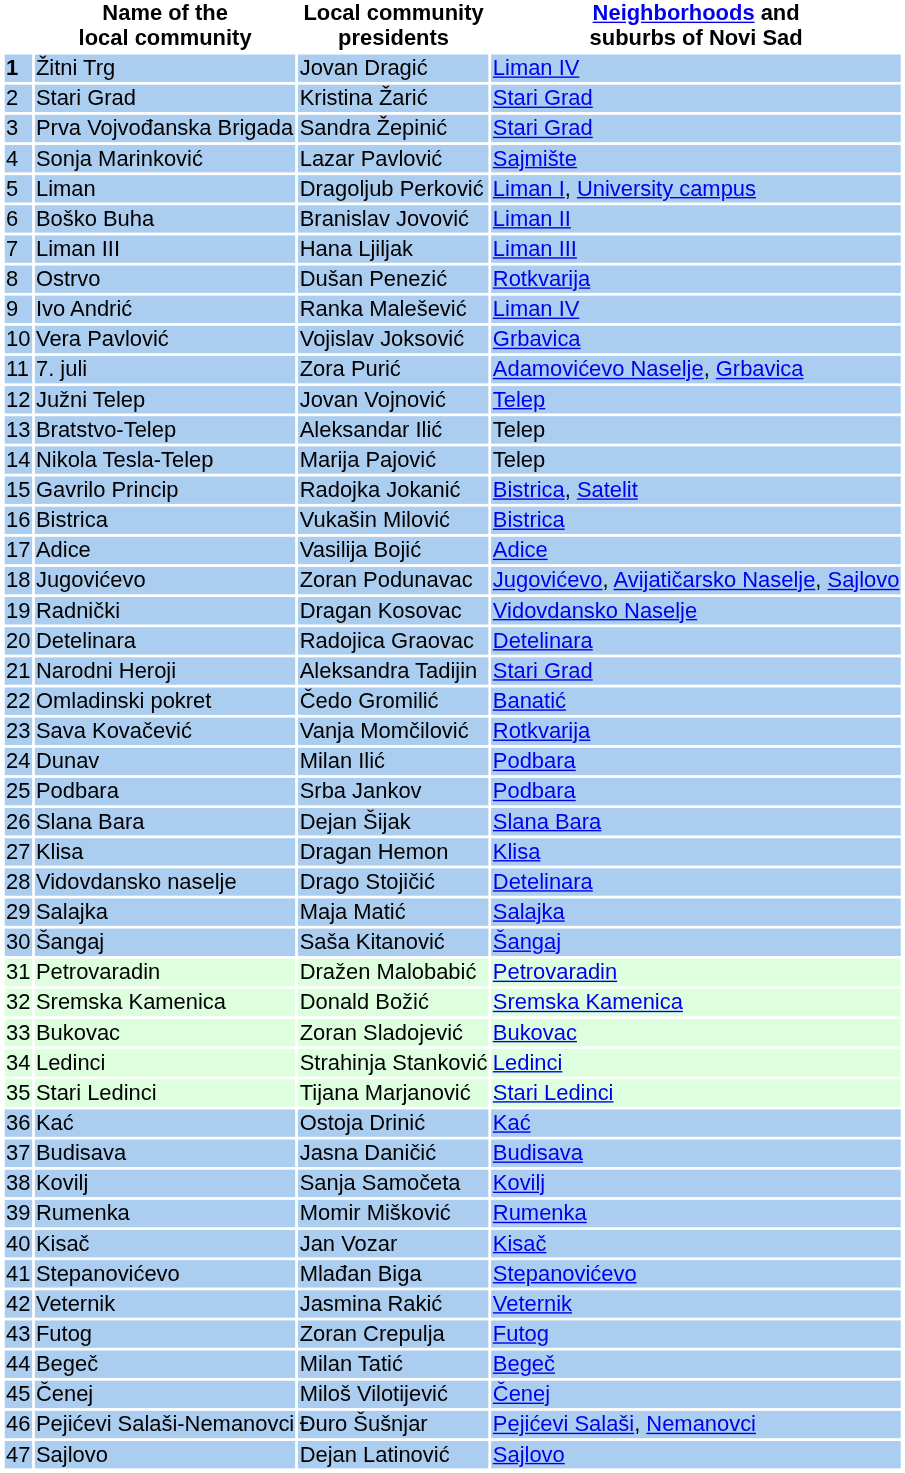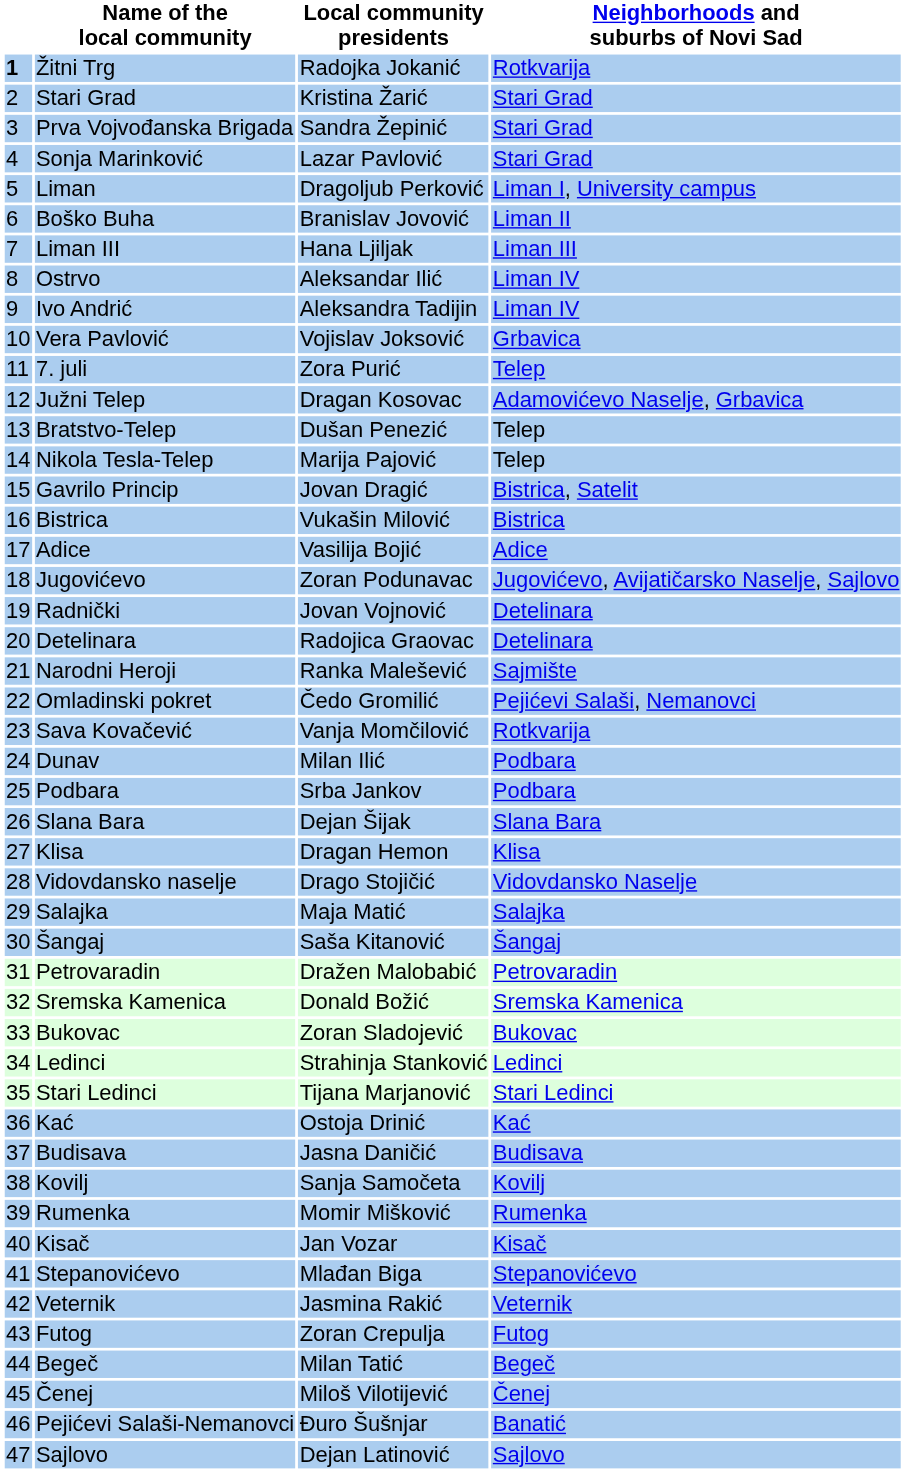(364, 68) Jovan Dragić -> (380, 68) Radojka Jokanić
(536, 68) Liman IV -> (542, 68) Rotkvarija
(535, 158) Sajmište -> (543, 158) Stari Grad
(373, 279) Dušan Penezić -> (371, 279) Aleksandar Ilić
(542, 279) Rotkvarija -> (536, 279) Liman IV
(383, 309) Ranka Malešević -> (388, 309) Aleksandra Tadijin
(648, 369) Adamovićevo Naselje, Grbavica -> (519, 369) Telep
(373, 399) Jovan Vojnović -> (381, 399) Dragan Kosovac
(519, 399) Telep -> (648, 399) Adamovićevo Naselje, Grbavica
(371, 429) Aleksandar Ilić -> (373, 429) Dušan Penezić
(380, 490) Radojka Jokanić -> (364, 490) Jovan Dragić
(381, 610) Dragan Kosovac -> (373, 610) Jovan Vojnović
(595, 610) Vidovdansko Naselje -> (543, 610) Detelinara
(388, 670) Aleksandra Tadijin -> (383, 670) Ranka Malešević
(543, 670) Stari Grad -> (535, 670) Sajmište
(529, 700) Banatić -> (624, 700) Pejićevi Salaši, Nemanovci
(543, 881) Detelinara -> (595, 881) Vidovdansko Naselje
(624, 1424) Pejićevi Salaši, Nemanovci -> (529, 1424) Banatić
